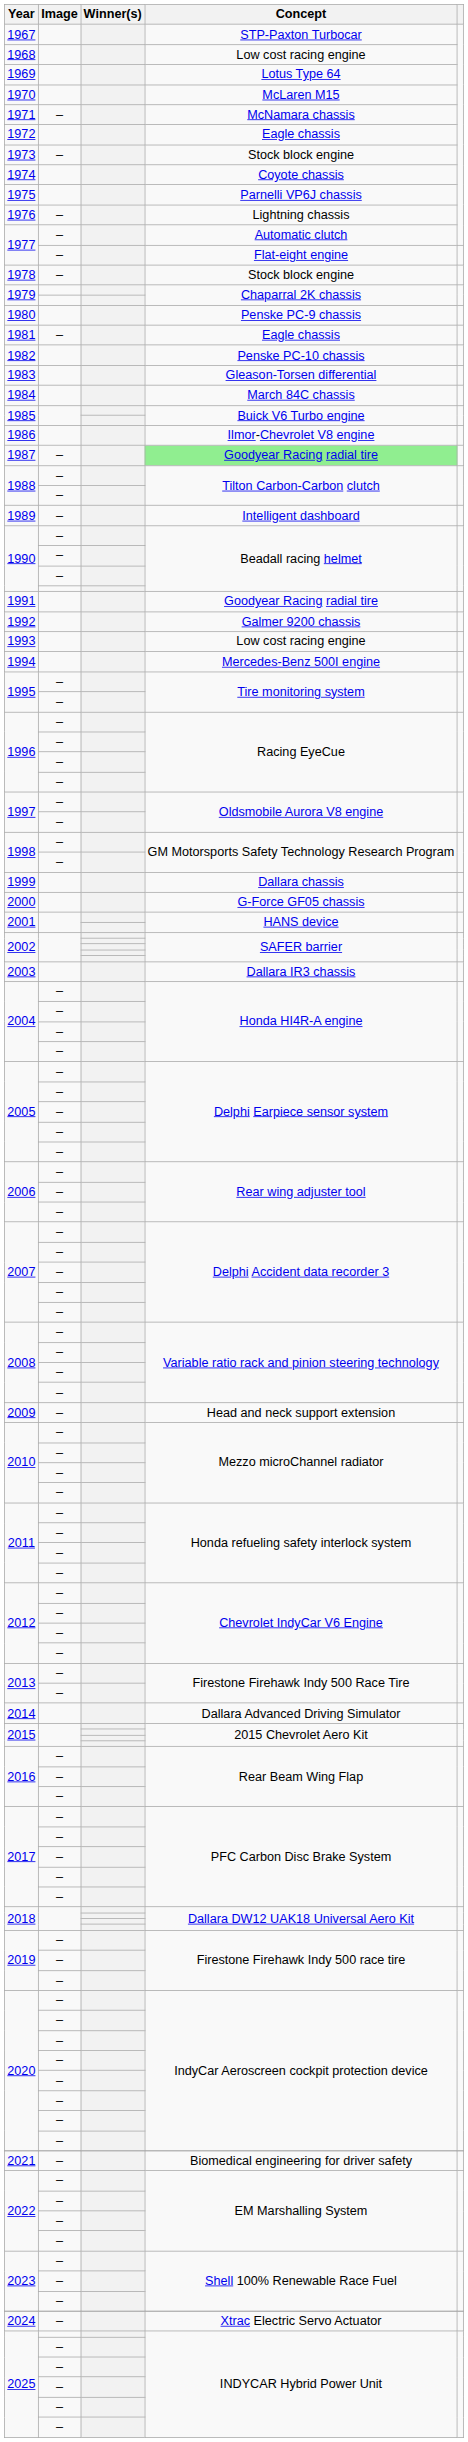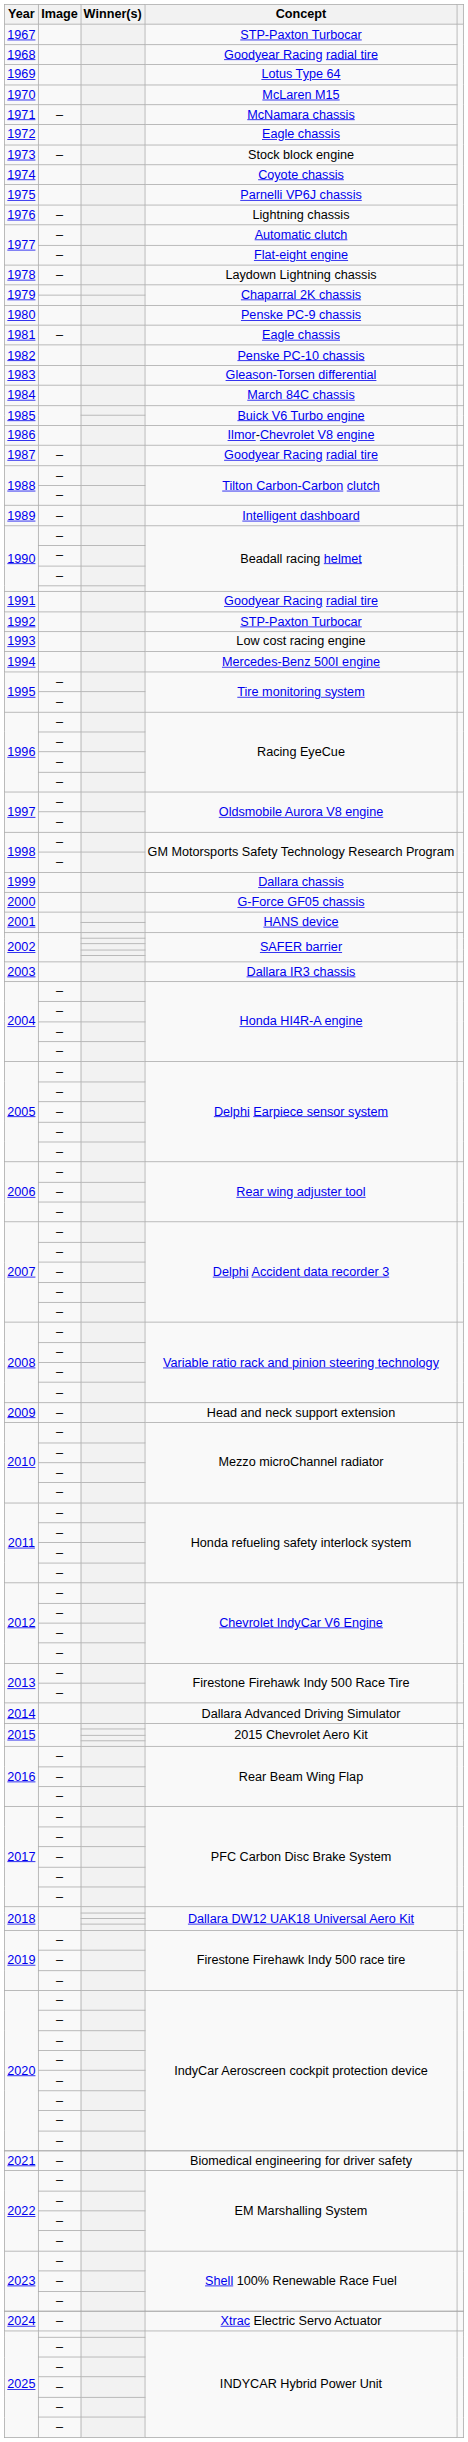(301, 54) Low cost racing engine -> (301, 54) Goodyear Racing radial tire
(301, 275) Stock block engine -> (301, 275) Laydown Lightning chassis
(301, 455) lightgreen background -> (301, 455) no background
(301, 621) Galmer 9200 chassis -> (301, 621) STP-Paxton Turbocar
